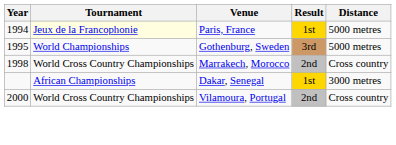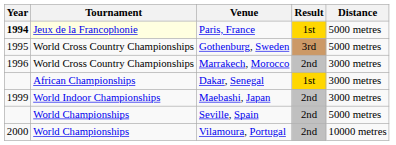(18, 30) normal -> (18, 30) bold
(81, 47) World Championships -> (114, 47) World Cross Country Championships
(18, 64) 1998 -> (18, 64) 1996
(358, 64) Cross country -> (355, 64) 3000 metres
+ row: (235, 98)
+ row: (229, 115)
(114, 98) World Cross Country Championships -> (81, 132) World Championships
(358, 98) Cross country -> (358, 132) 10000 metres
